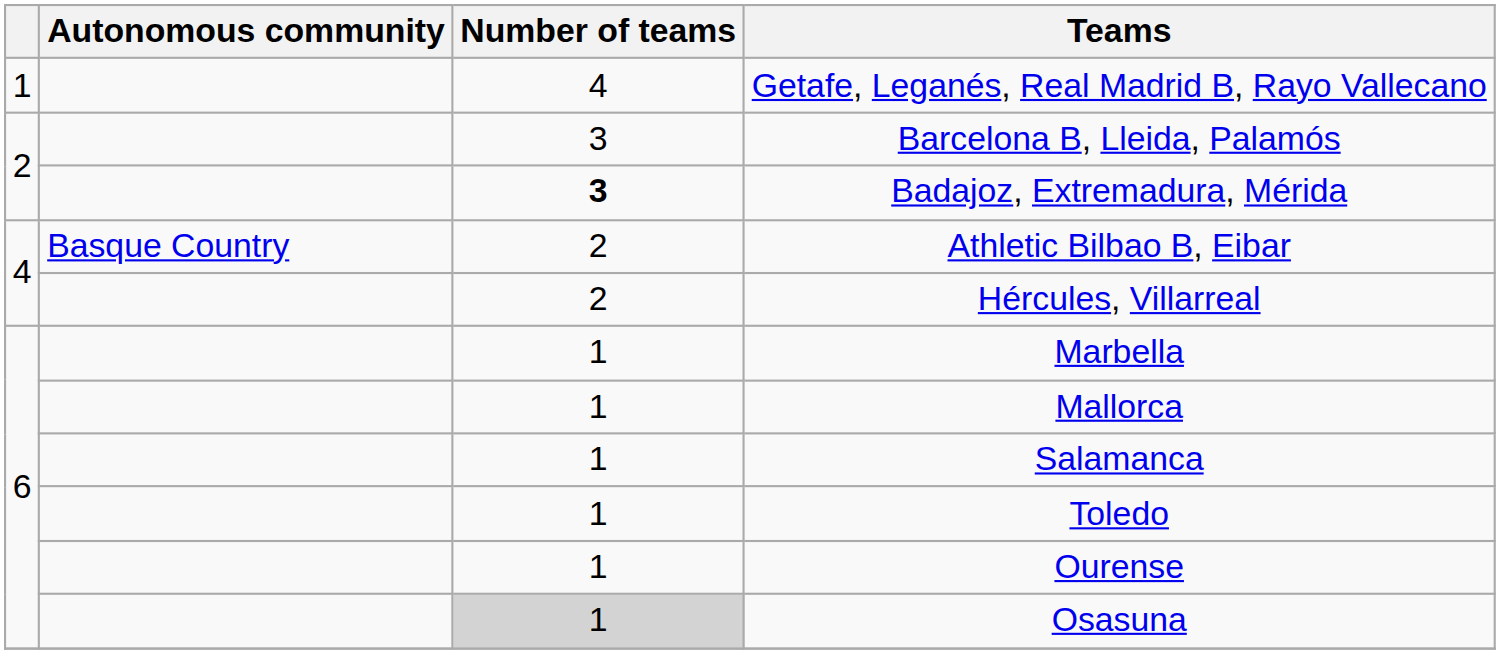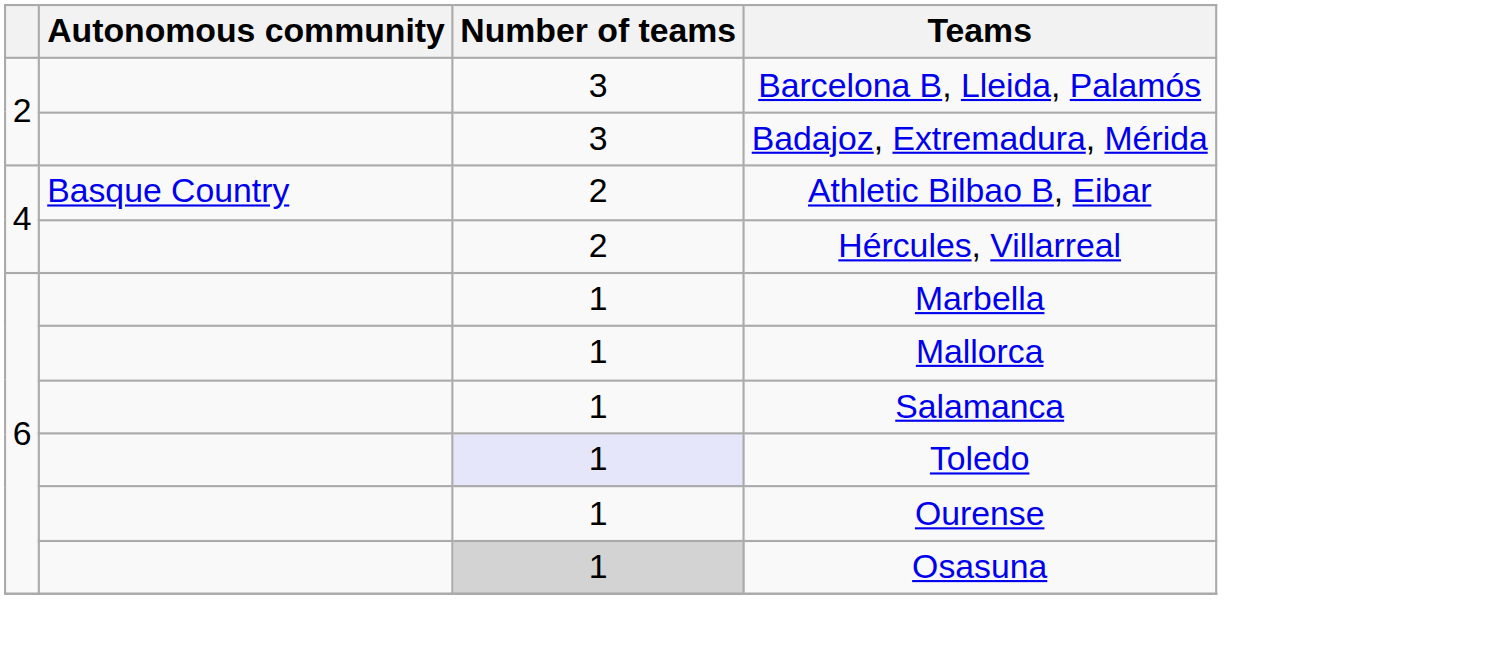- row: (1119, 84)
(598, 191) bold -> (598, 138) normal
(598, 513) no background -> (598, 459) lavender background
